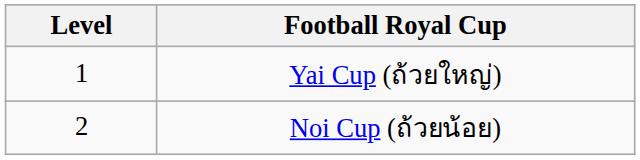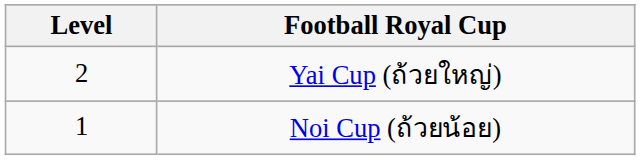(82, 73) 1 -> (82, 73) 2
(82, 127) 2 -> (82, 127) 1
